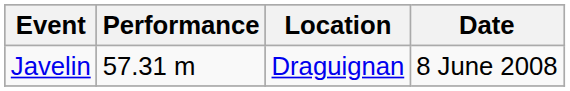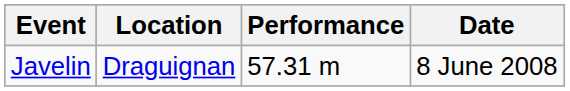columns swapped: (181, 25) <-> (338, 25)
